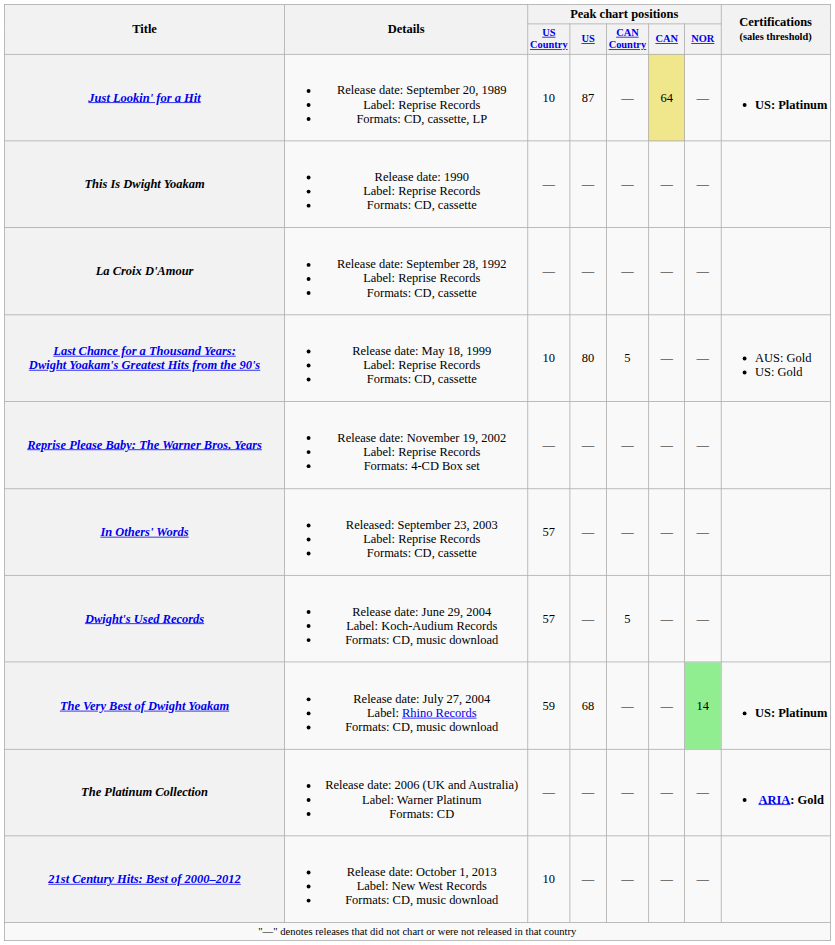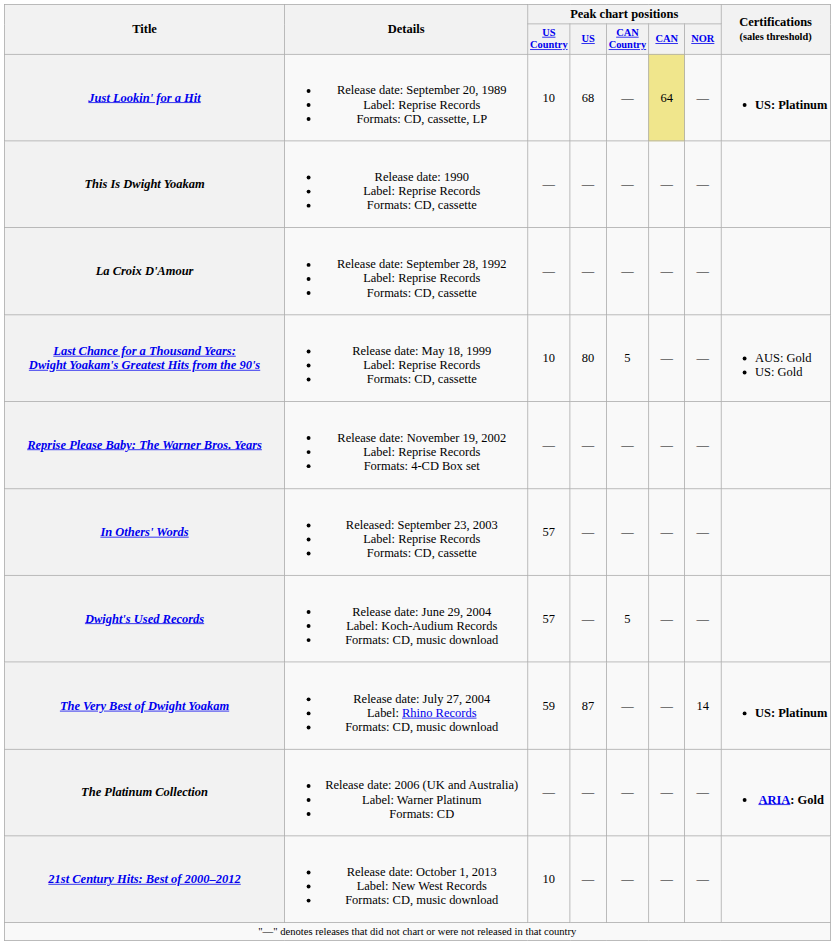(588, 97) 87 -> (588, 97) 68
(588, 705) 68 -> (588, 705) 87
(703, 705) lightgreen background -> (703, 705) no background
